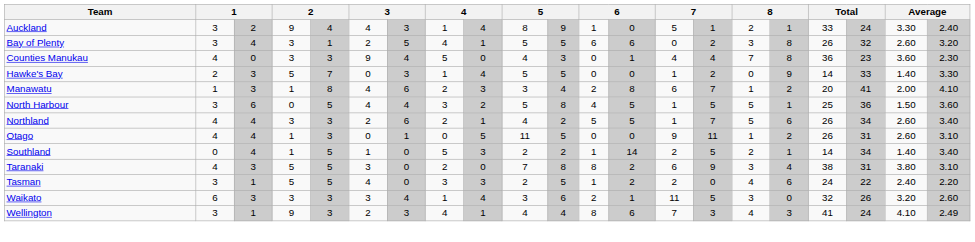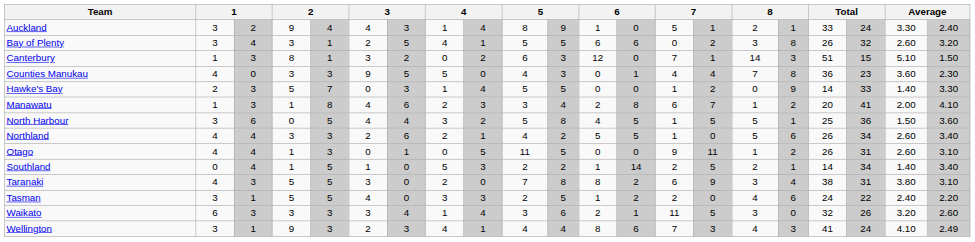+ row: (31, 58)
(406, 58) 4 -> (406, 74) 5
(713, 120) 7 -> (713, 136) 0
